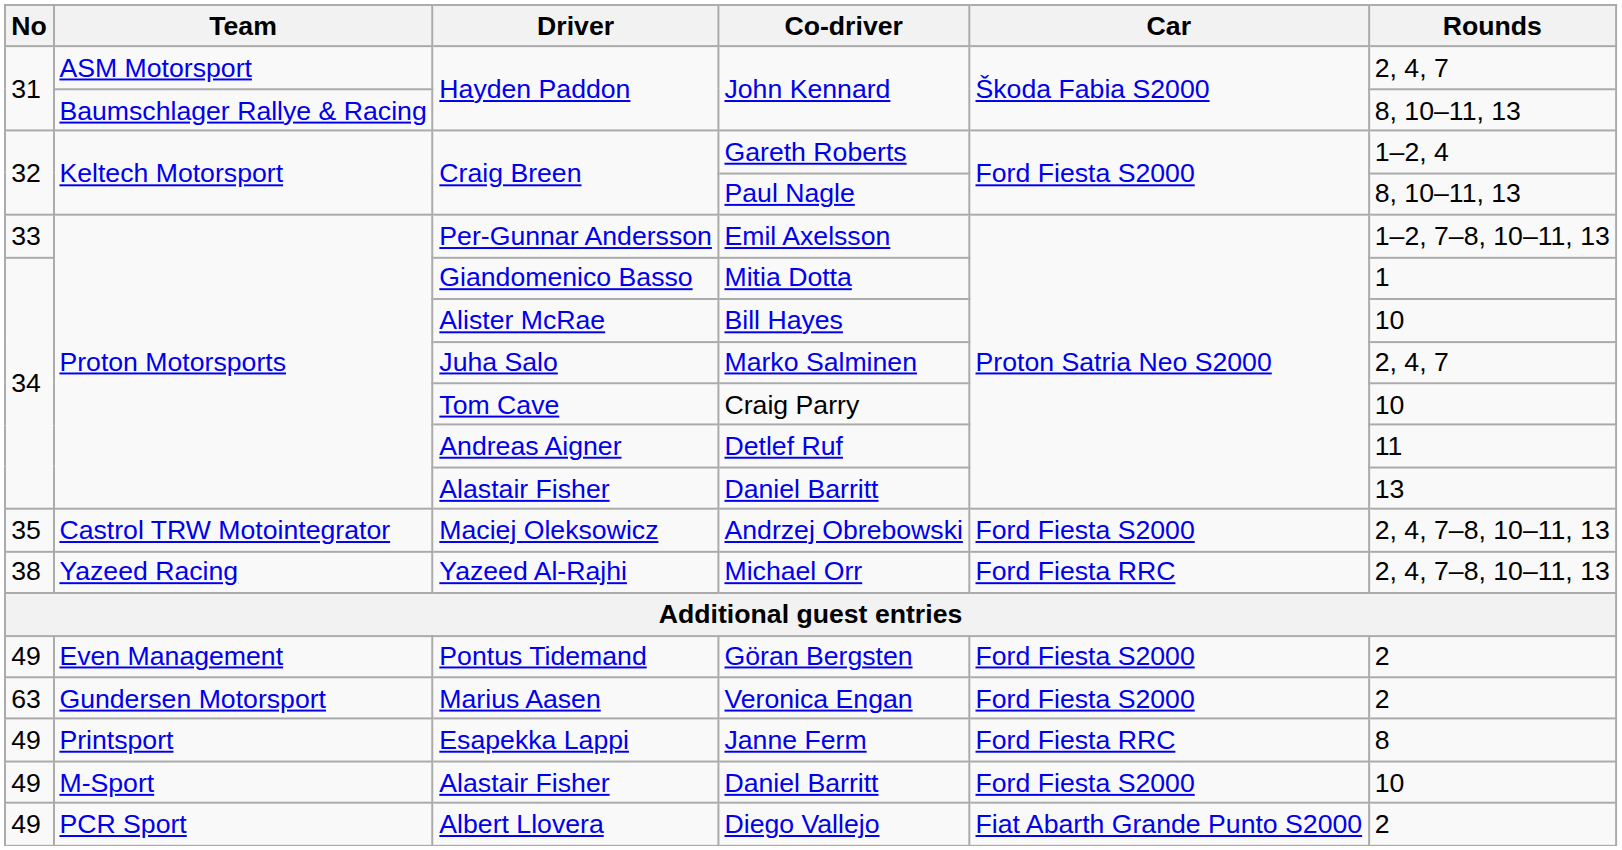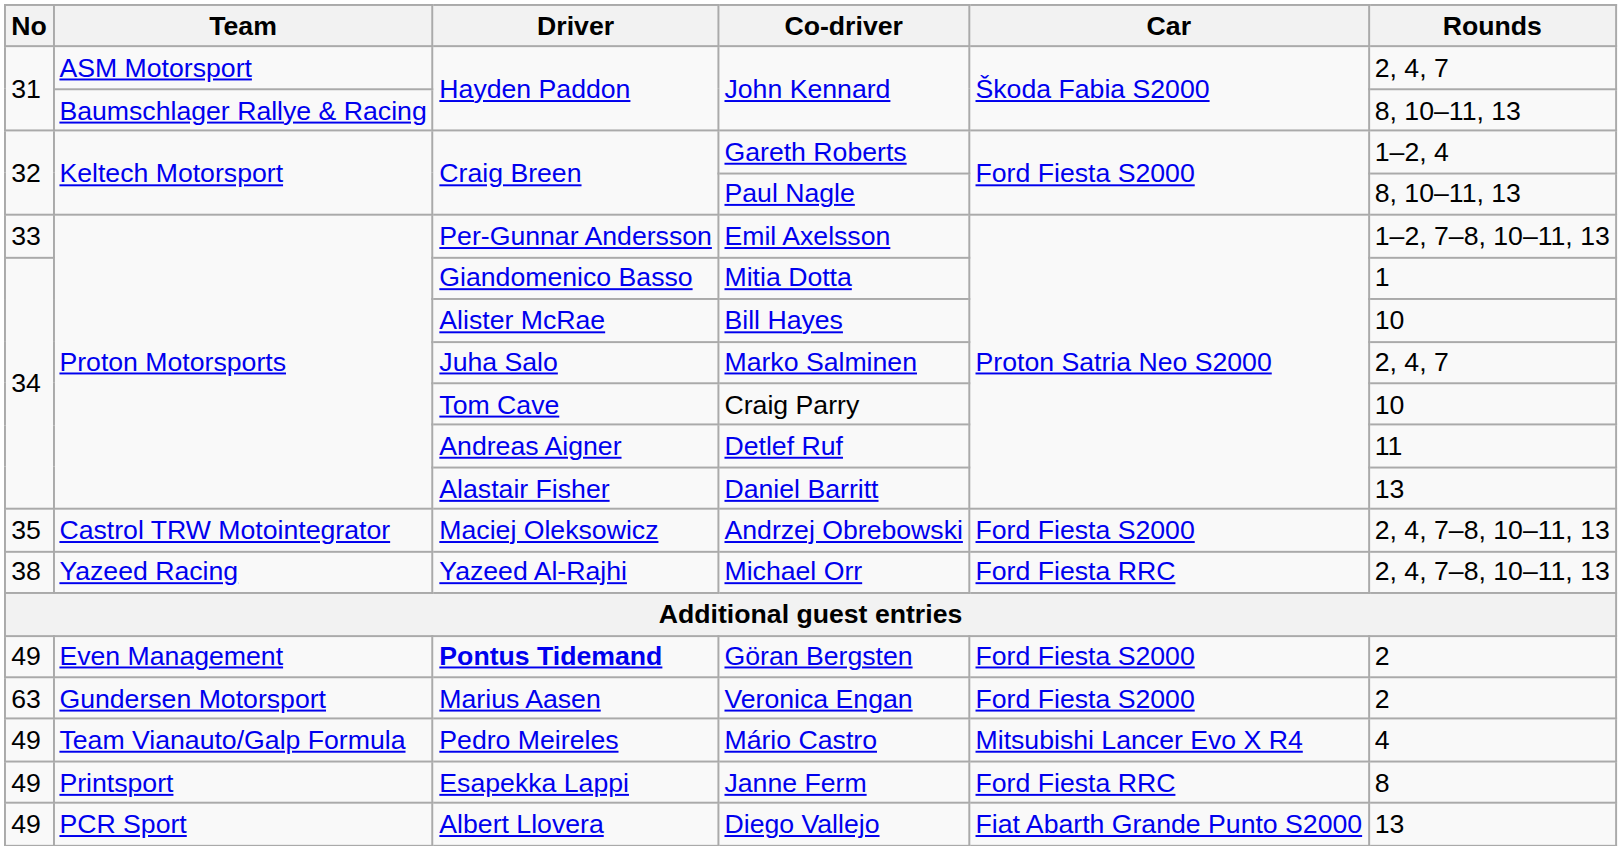(543, 656) normal -> (551, 656) bold
+ row: (232, 740)
- row: (107, 782)
(1382, 824) 2 -> (1390, 824) 13
